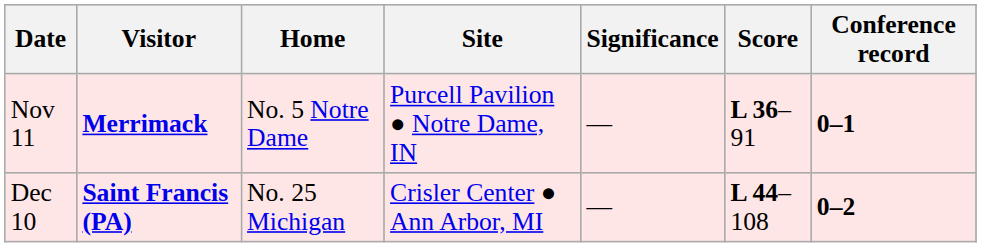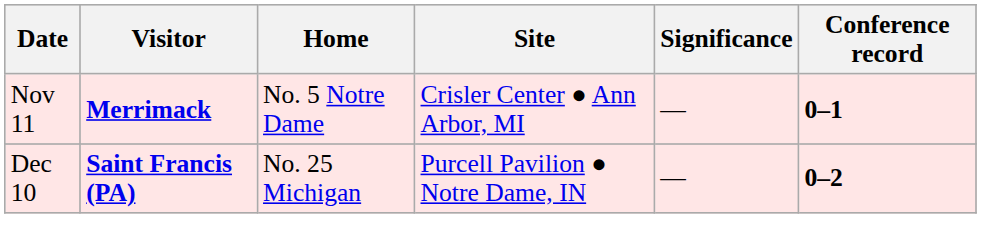- column: (768, 39)
(472, 123) Purcell Pavilion ● Notre Dame, IN -> (528, 108) Crisler Center ● Ann Arbor, MI
(473, 206) Crisler Center ● Ann Arbor, MI -> (514, 178) Purcell Pavilion ● Notre Dame, IN
